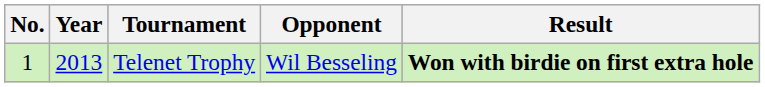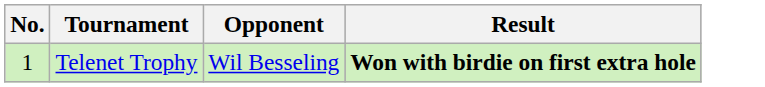- column: (79, 23)
